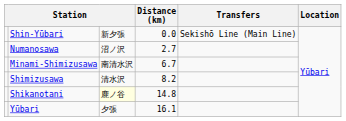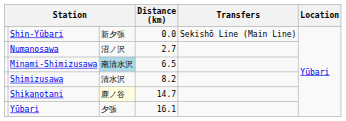(117, 64) no background -> (117, 64) lightblue background
(169, 64) 6.7 -> (169, 64) 6.5
(166, 94) 14.8 -> (166, 94) 14.7
